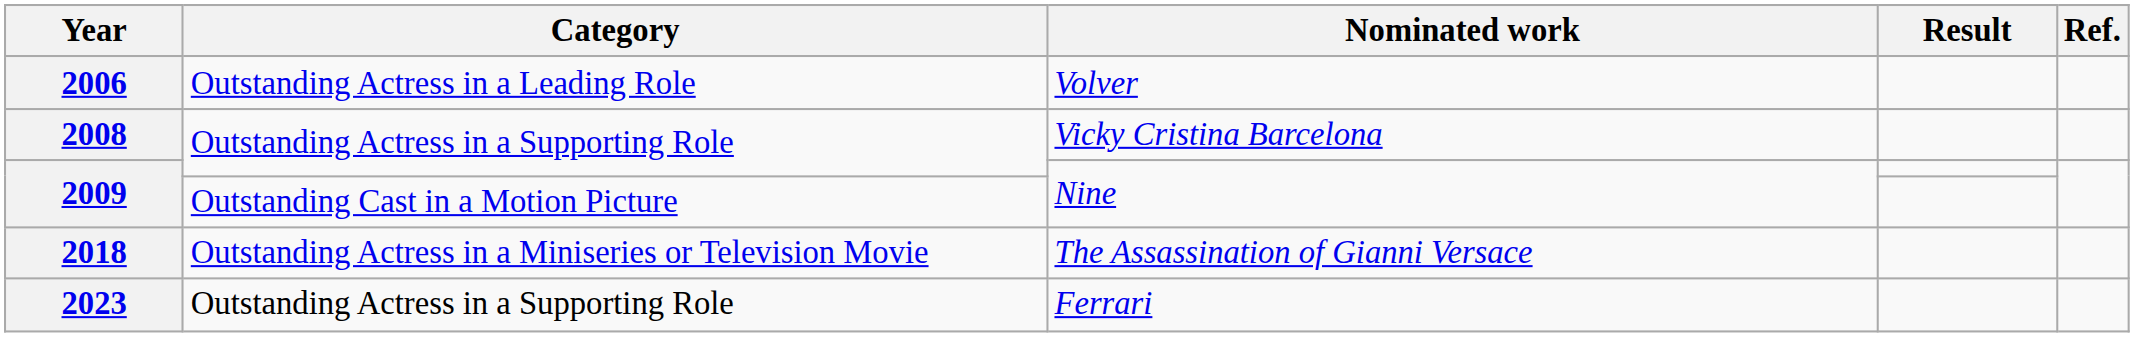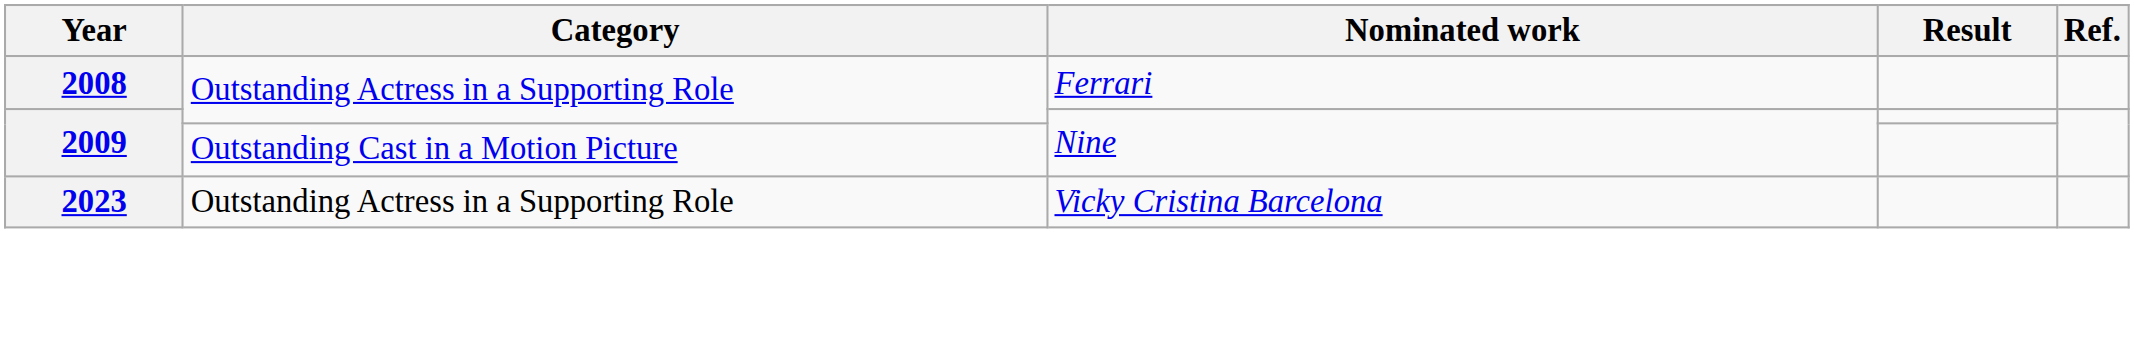- row: (94, 82)
(1219, 133) Vicky Cristina Barcelona -> (1103, 82) Ferrari
- row: (94, 252)
(1103, 304) Ferrari -> (1219, 200) Vicky Cristina Barcelona
